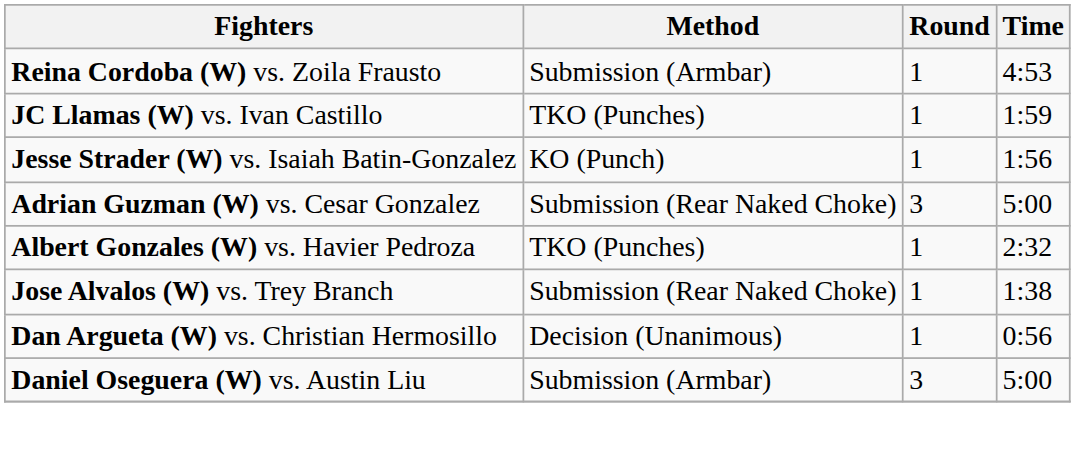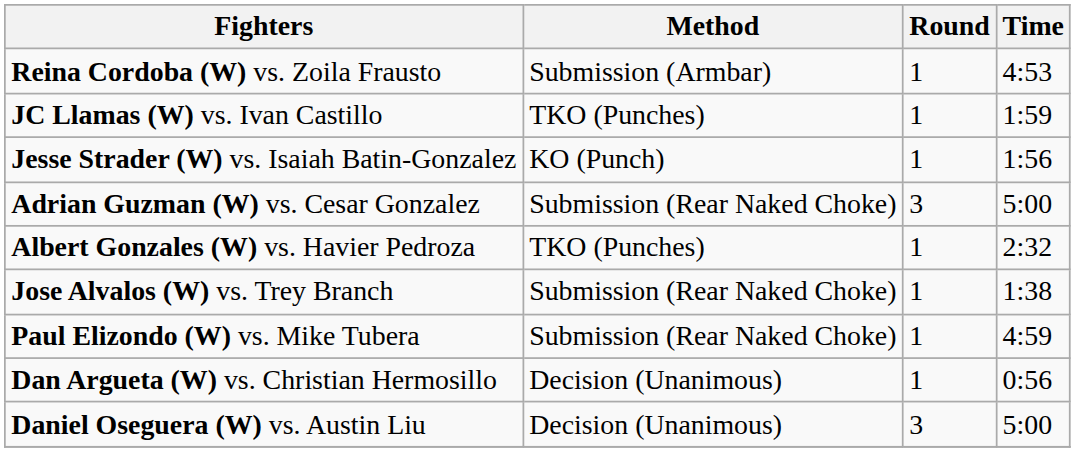+ row: (215, 335)
(650, 379) Submission (Armbar) -> (656, 423) Decision (Unanimous)
